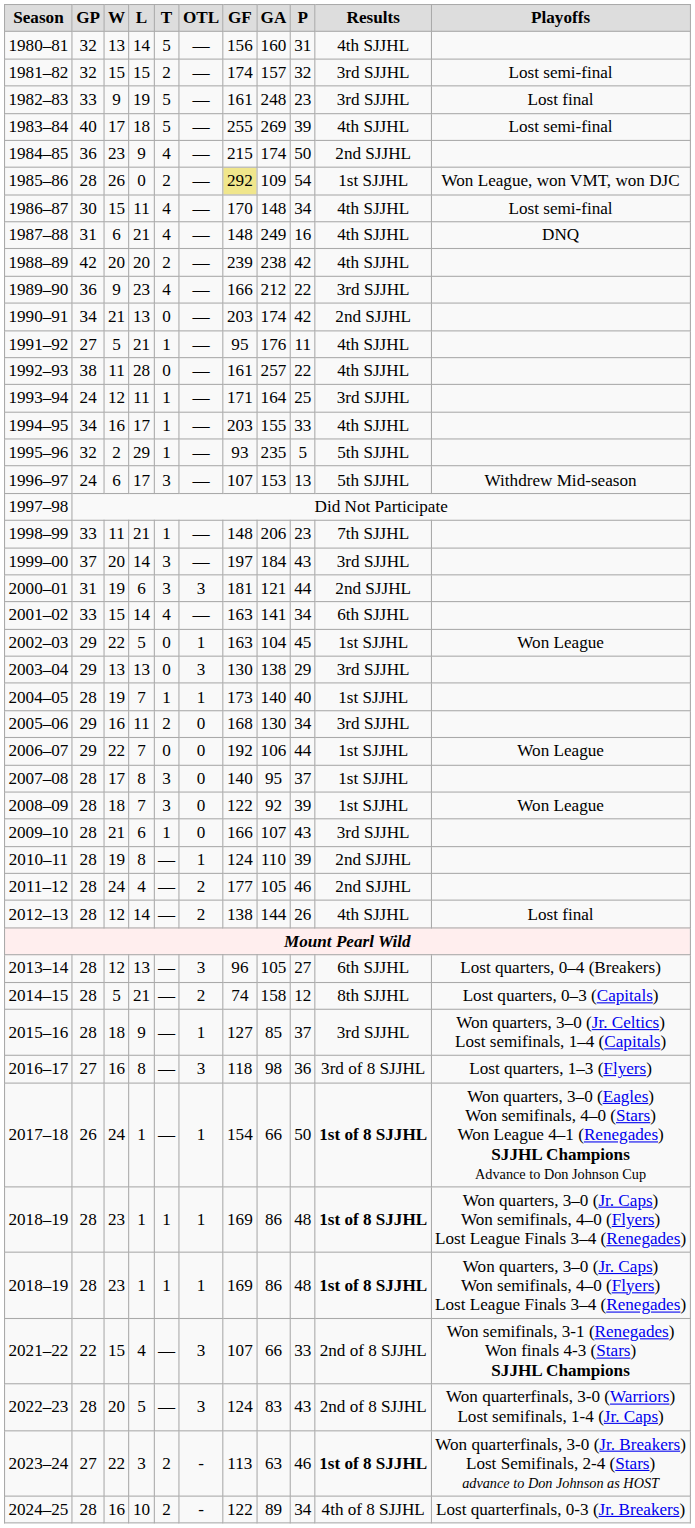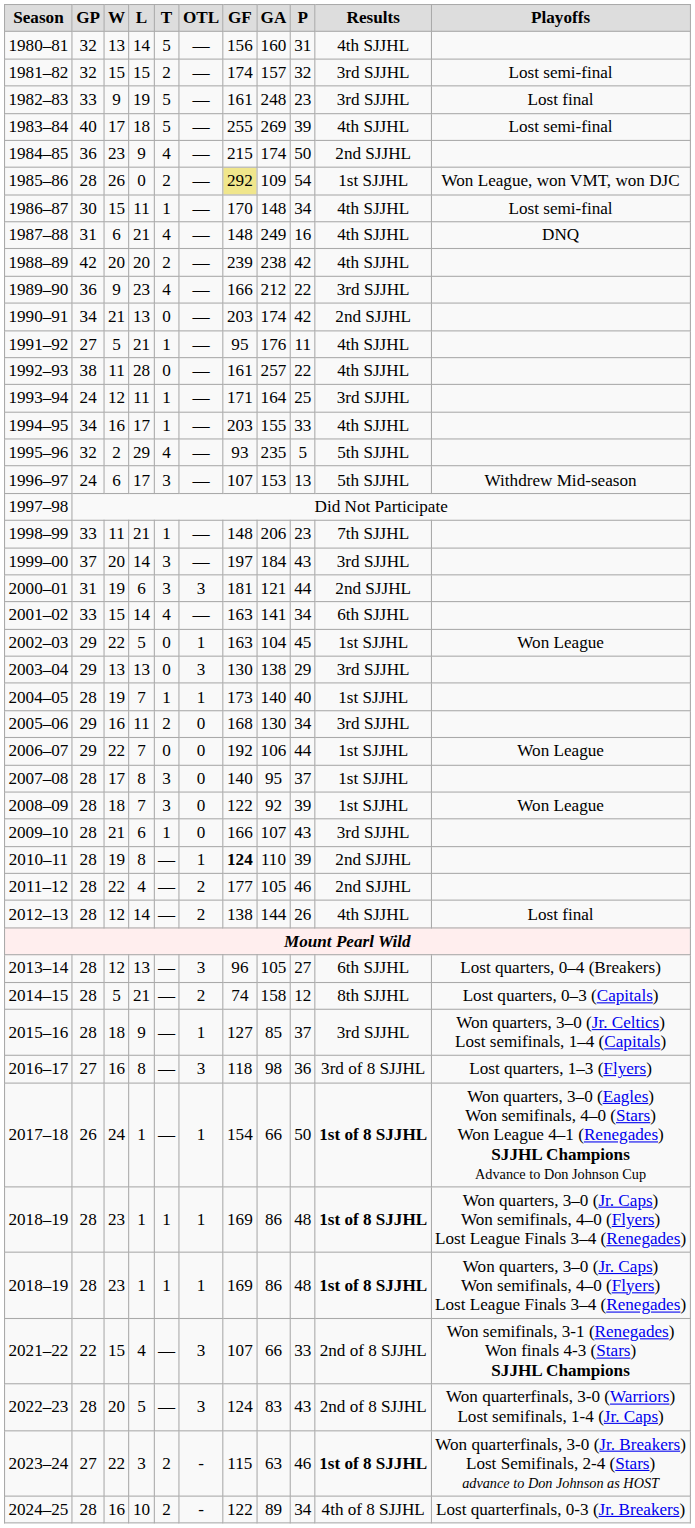(167, 208) 4 -> (167, 208) 1
(167, 452) 1 -> (167, 452) 4
(240, 859) normal -> (240, 859) bold
(117, 886) 24 -> (117, 886) 22
(240, 1463) 113 -> (240, 1463) 115
